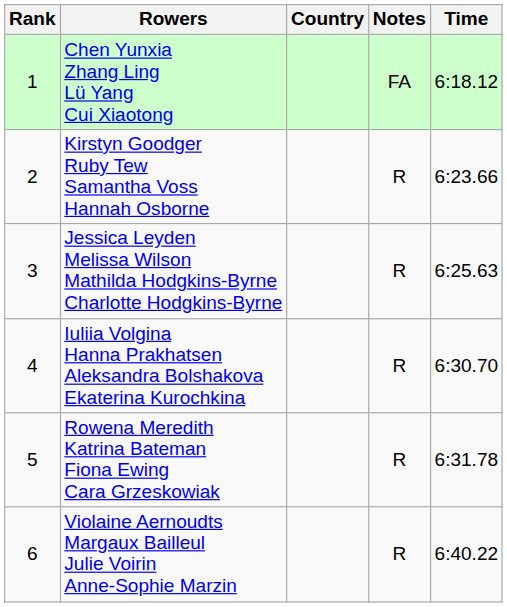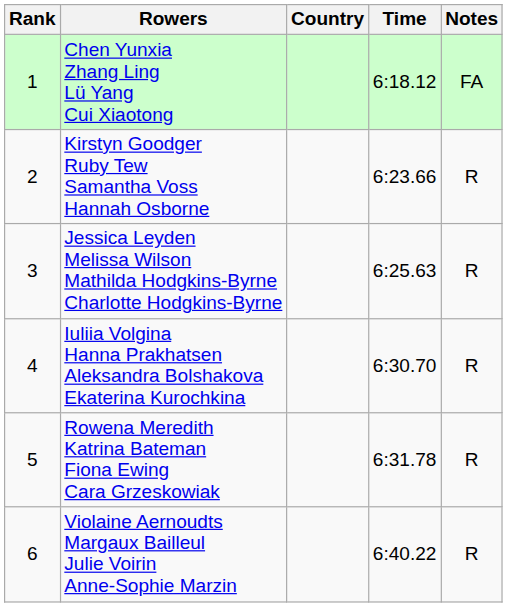columns swapped: (466, 19) <-> (399, 19)
